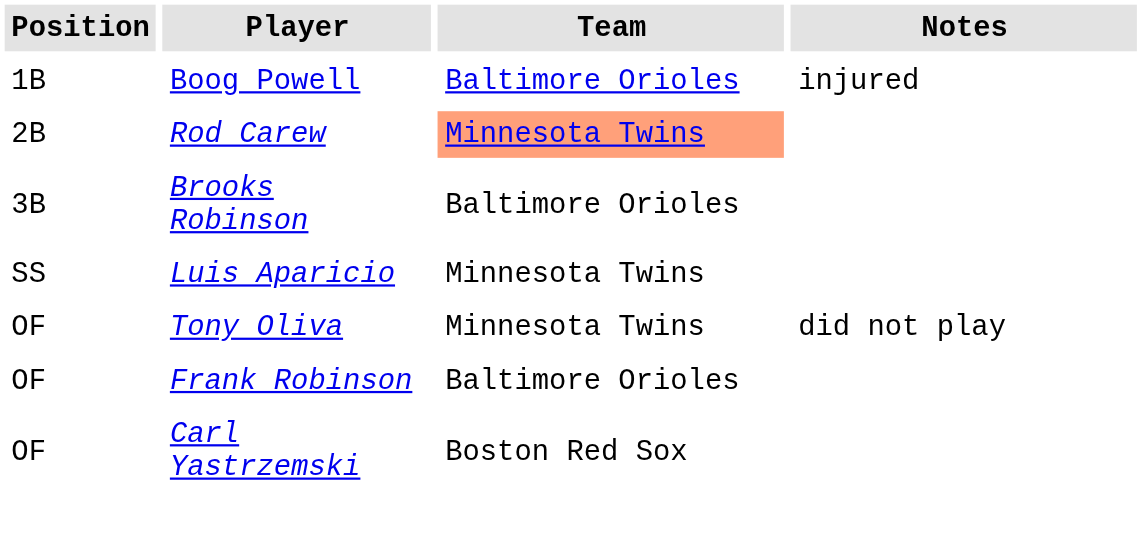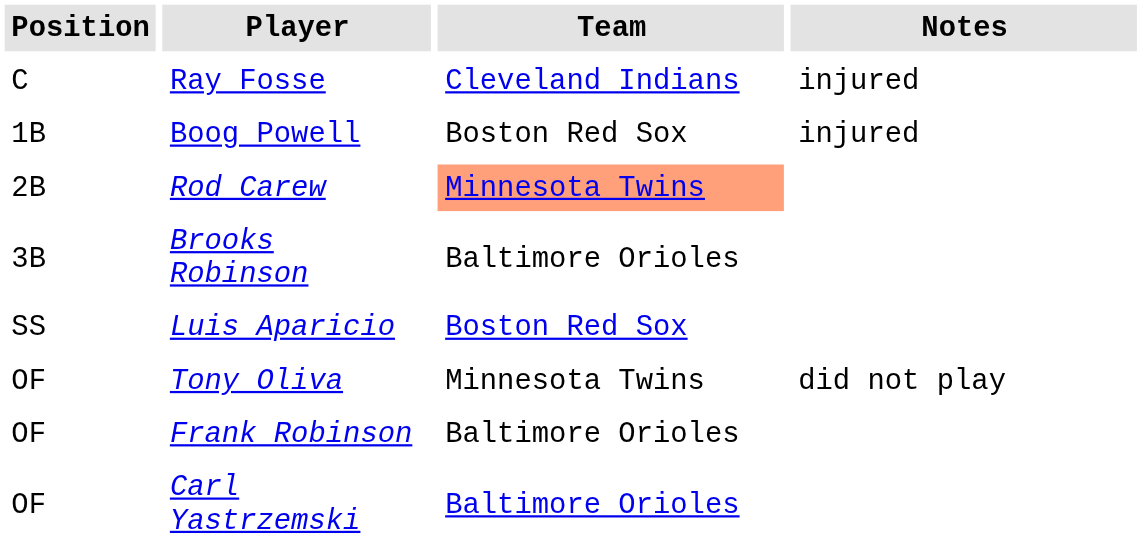+ row: (248, 81)
(592, 81) Baltimore Orioles -> (566, 135) Boston Red Sox
(575, 274) Minnesota Twins -> (566, 328) Boston Red Sox
(566, 451) Boston Red Sox -> (592, 504) Baltimore Orioles
